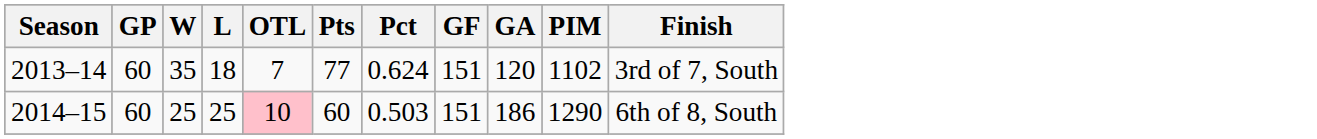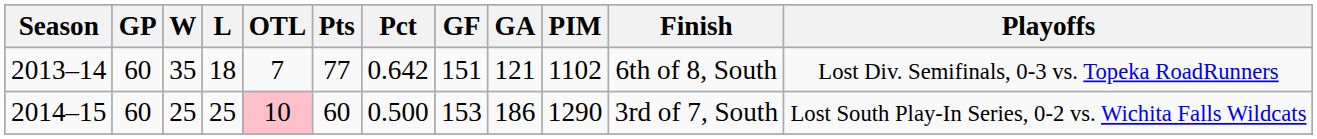+ column: (1048, 26)
(398, 69) 0.624 -> (398, 69) 0.642
(515, 69) 120 -> (515, 69) 121
(696, 69) 3rd of 7, South -> (696, 69) 6th of 8, South
(398, 112) 0.503 -> (398, 112) 0.500
(462, 112) 151 -> (462, 112) 153
(696, 112) 6th of 8, South -> (696, 112) 3rd of 7, South
